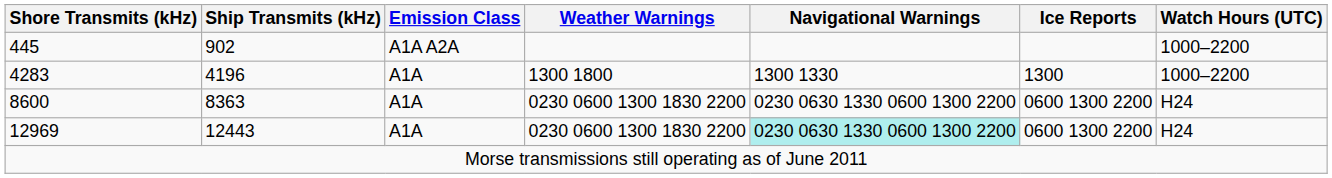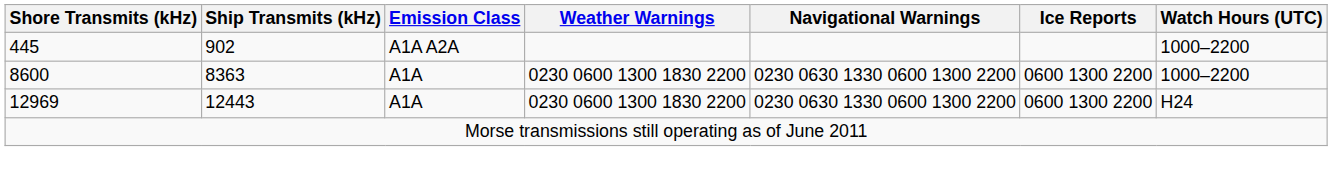- row: (29, 74)
(1177, 103) H24 -> (1205, 74) 1000–2200
(885, 131) paleturquoise background -> (885, 103) no background
